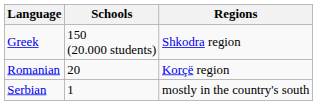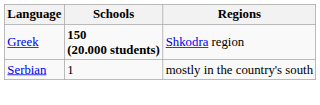(112, 42) normal -> (114, 42) bold
- row: (34, 69)
